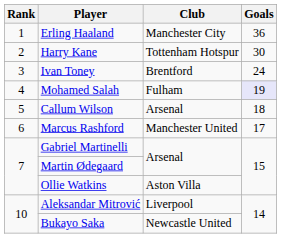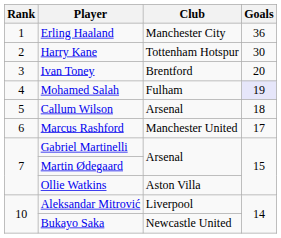(259, 71) 24 -> (259, 71) 20
